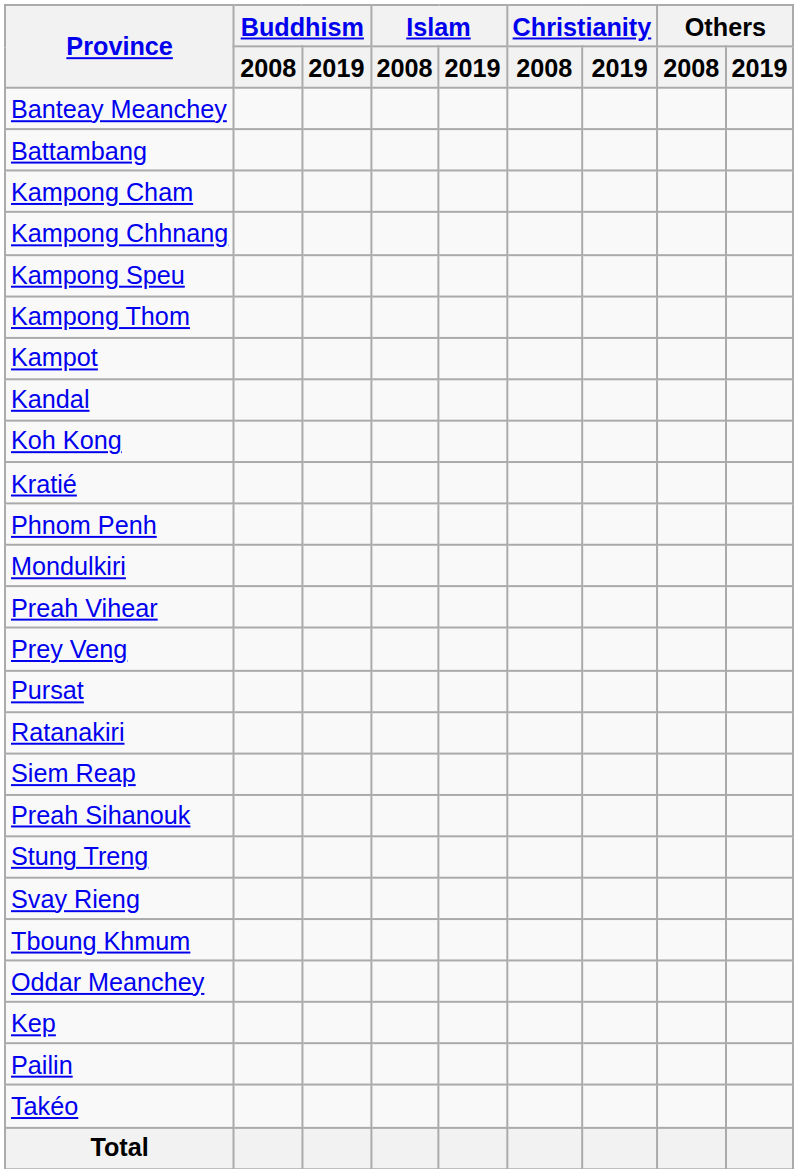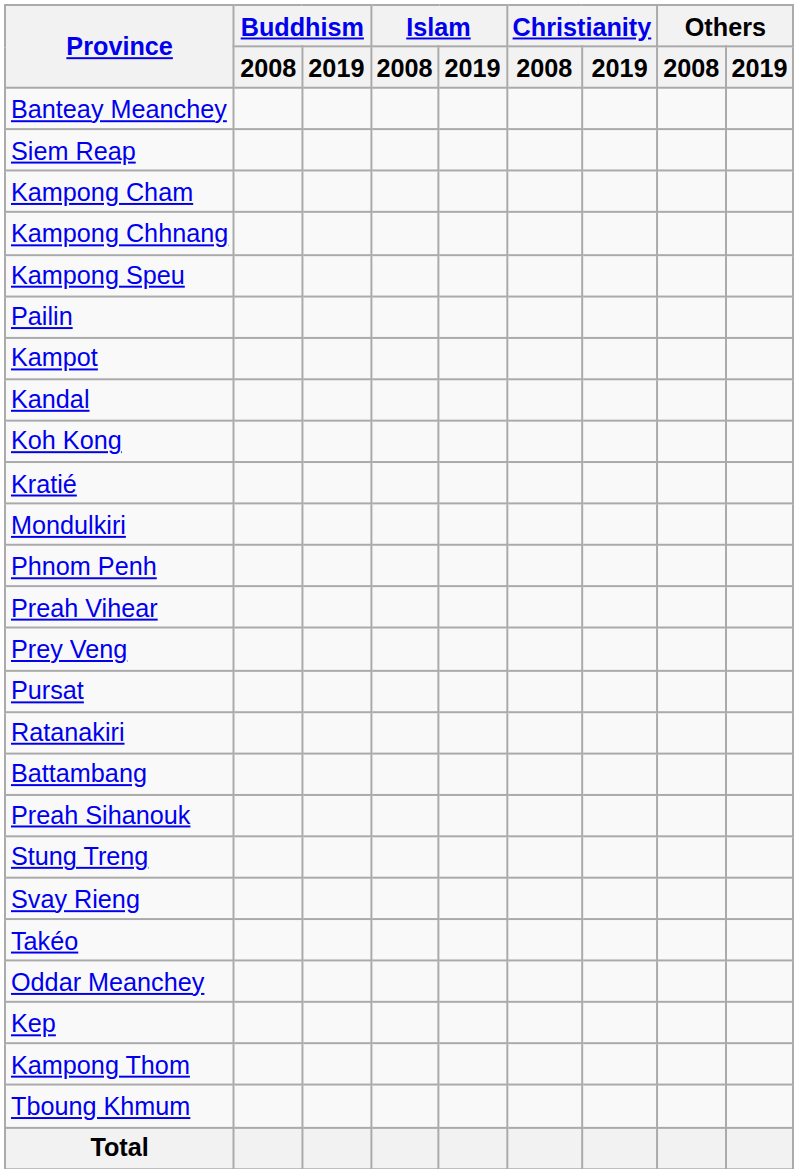rows swapped: (79, 150) <-> (73, 774)
rows swapped: (100, 316) <-> (42, 1064)
rows swapped: (68, 566) <-> (84, 524)
rows swapped: (45, 1106) <-> (101, 940)
